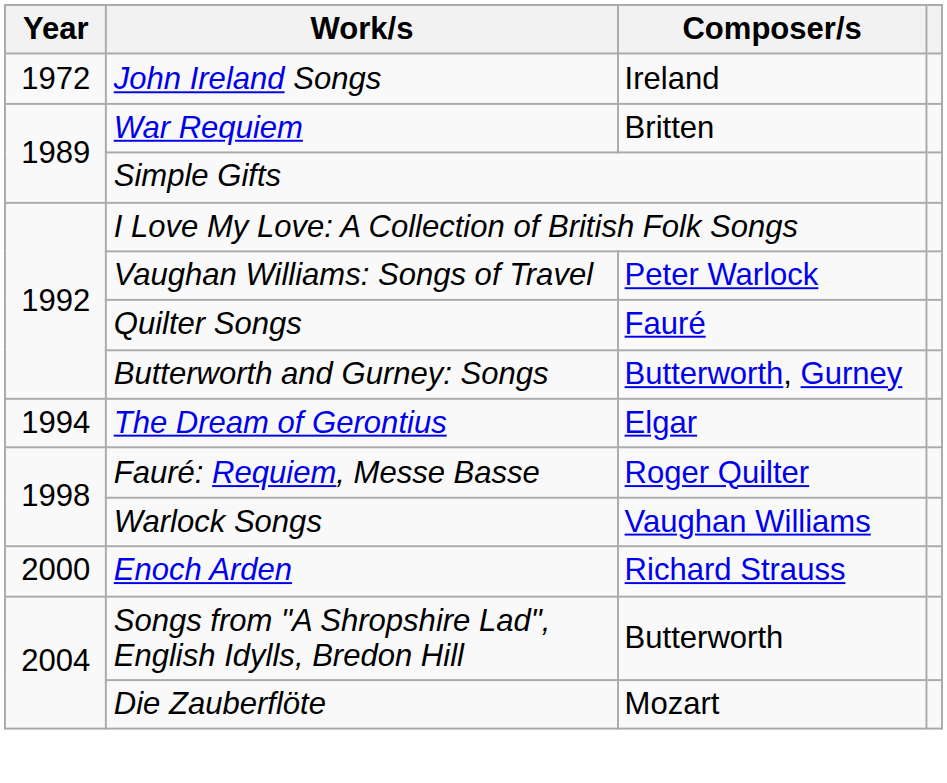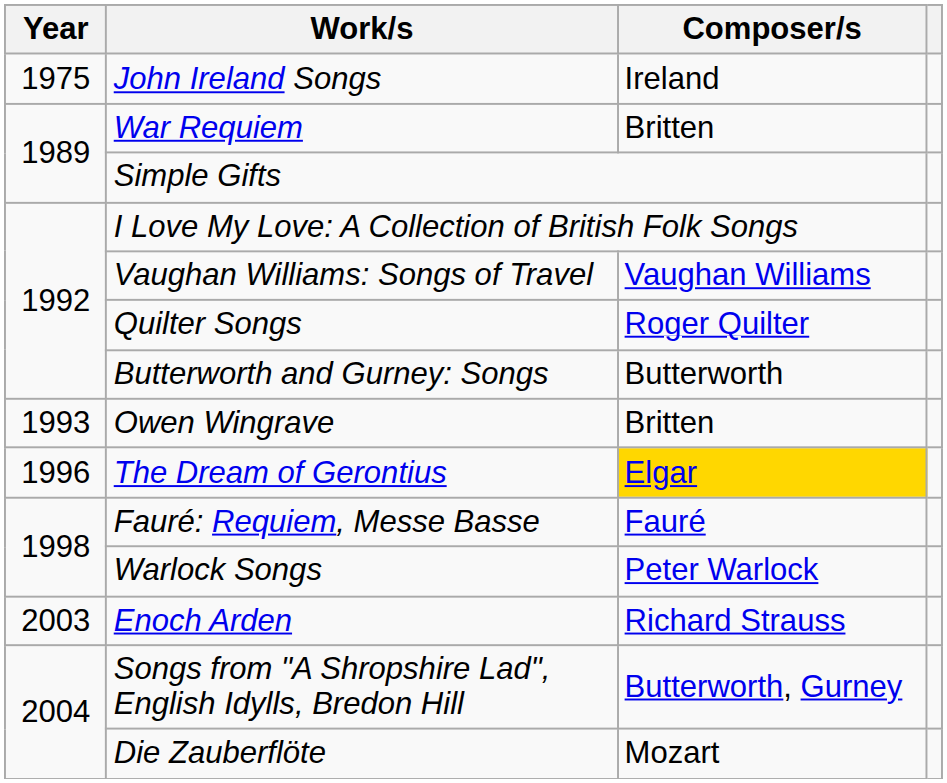(56, 78) 1972 -> (56, 78) 1975
(721, 275) Peter Warlock -> (748, 275) Vaughan Williams
(665, 324) Fauré -> (717, 324) Roger Quilter
(772, 373) Butterworth, Gurney -> (704, 373) Butterworth
+ row: (224, 422)
(56, 422) 1994 -> (56, 472) 1996
(661, 422) no background -> (661, 472) gold background
(717, 472) Roger Quilter -> (665, 521) Fauré
(748, 521) Vaughan Williams -> (721, 570) Peter Warlock
(56, 570) 2000 -> (56, 619) 2003
(704, 637) Butterworth -> (772, 686) Butterworth, Gurney
